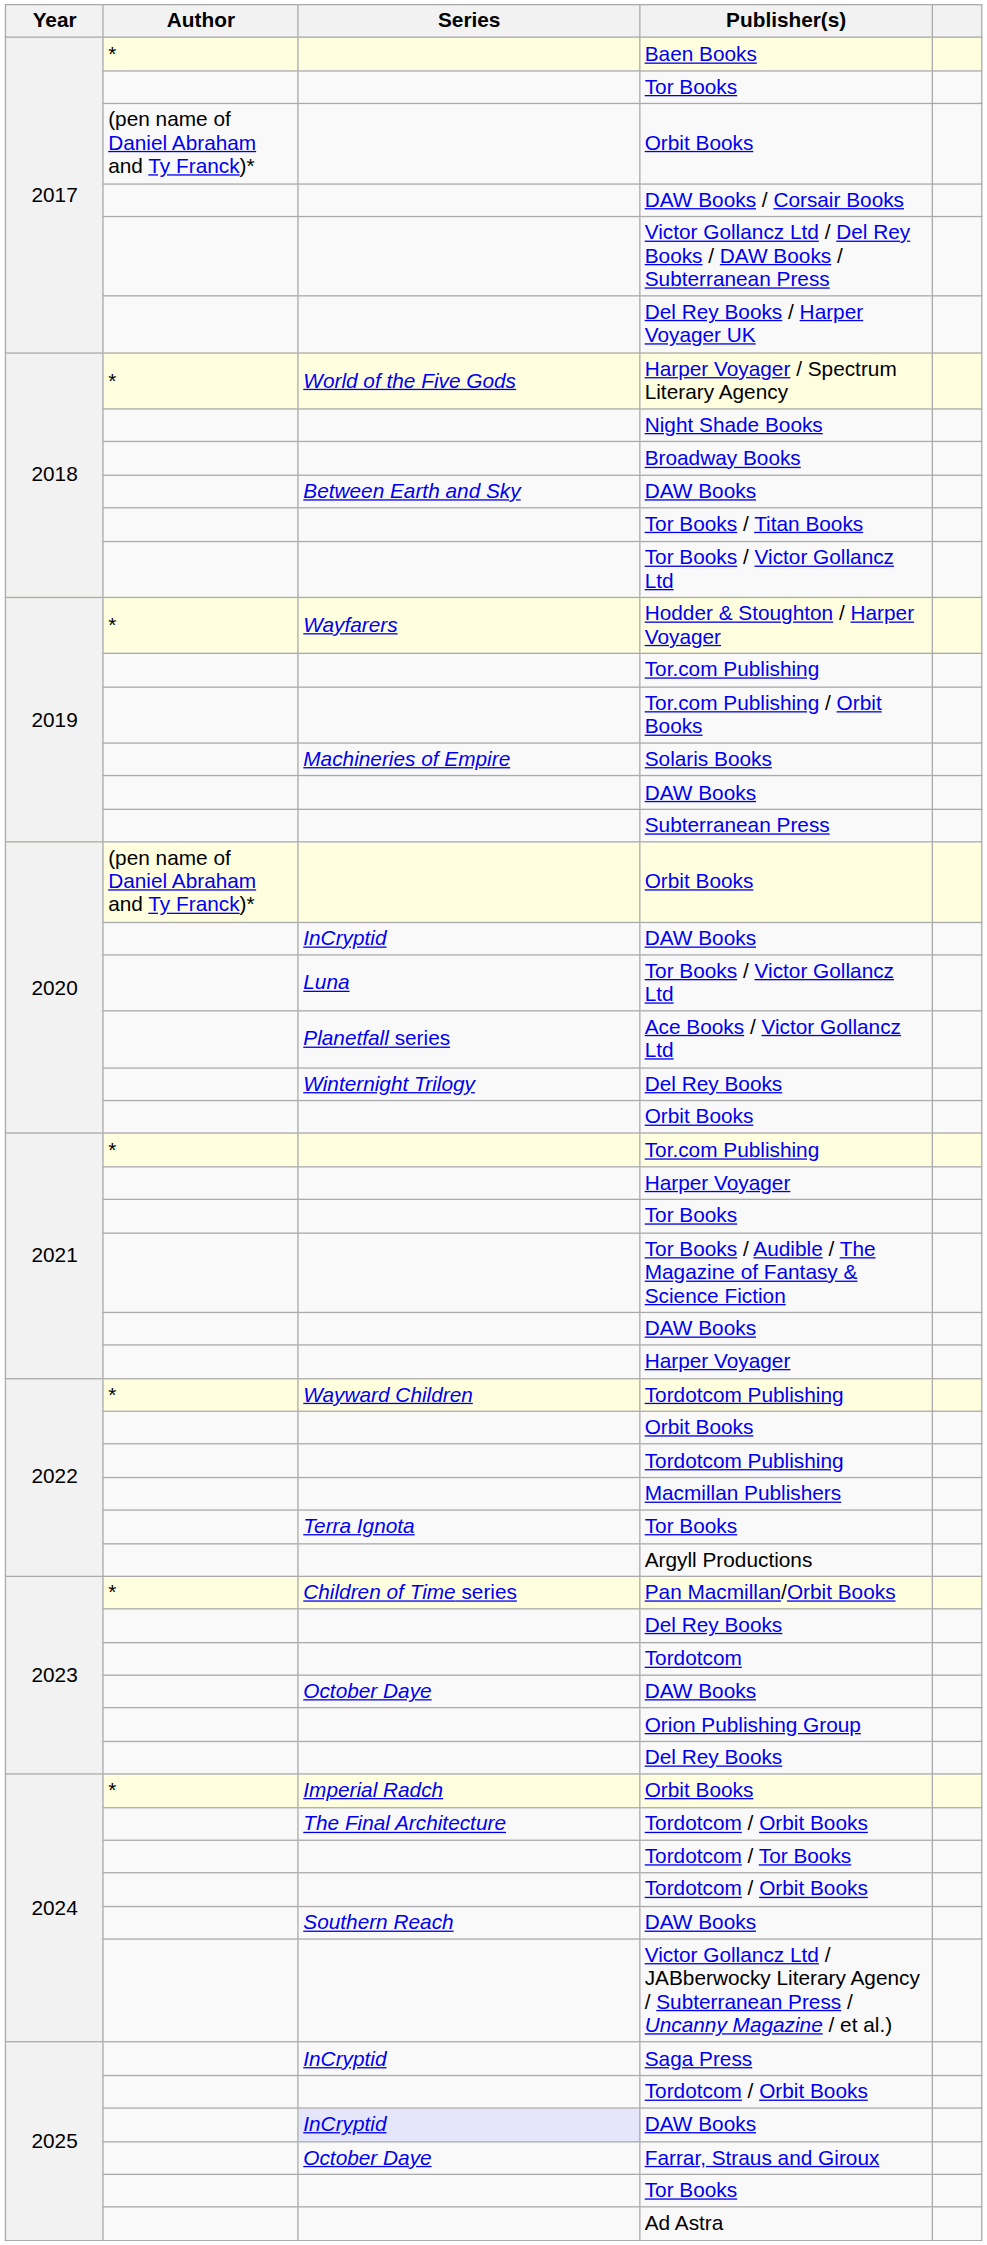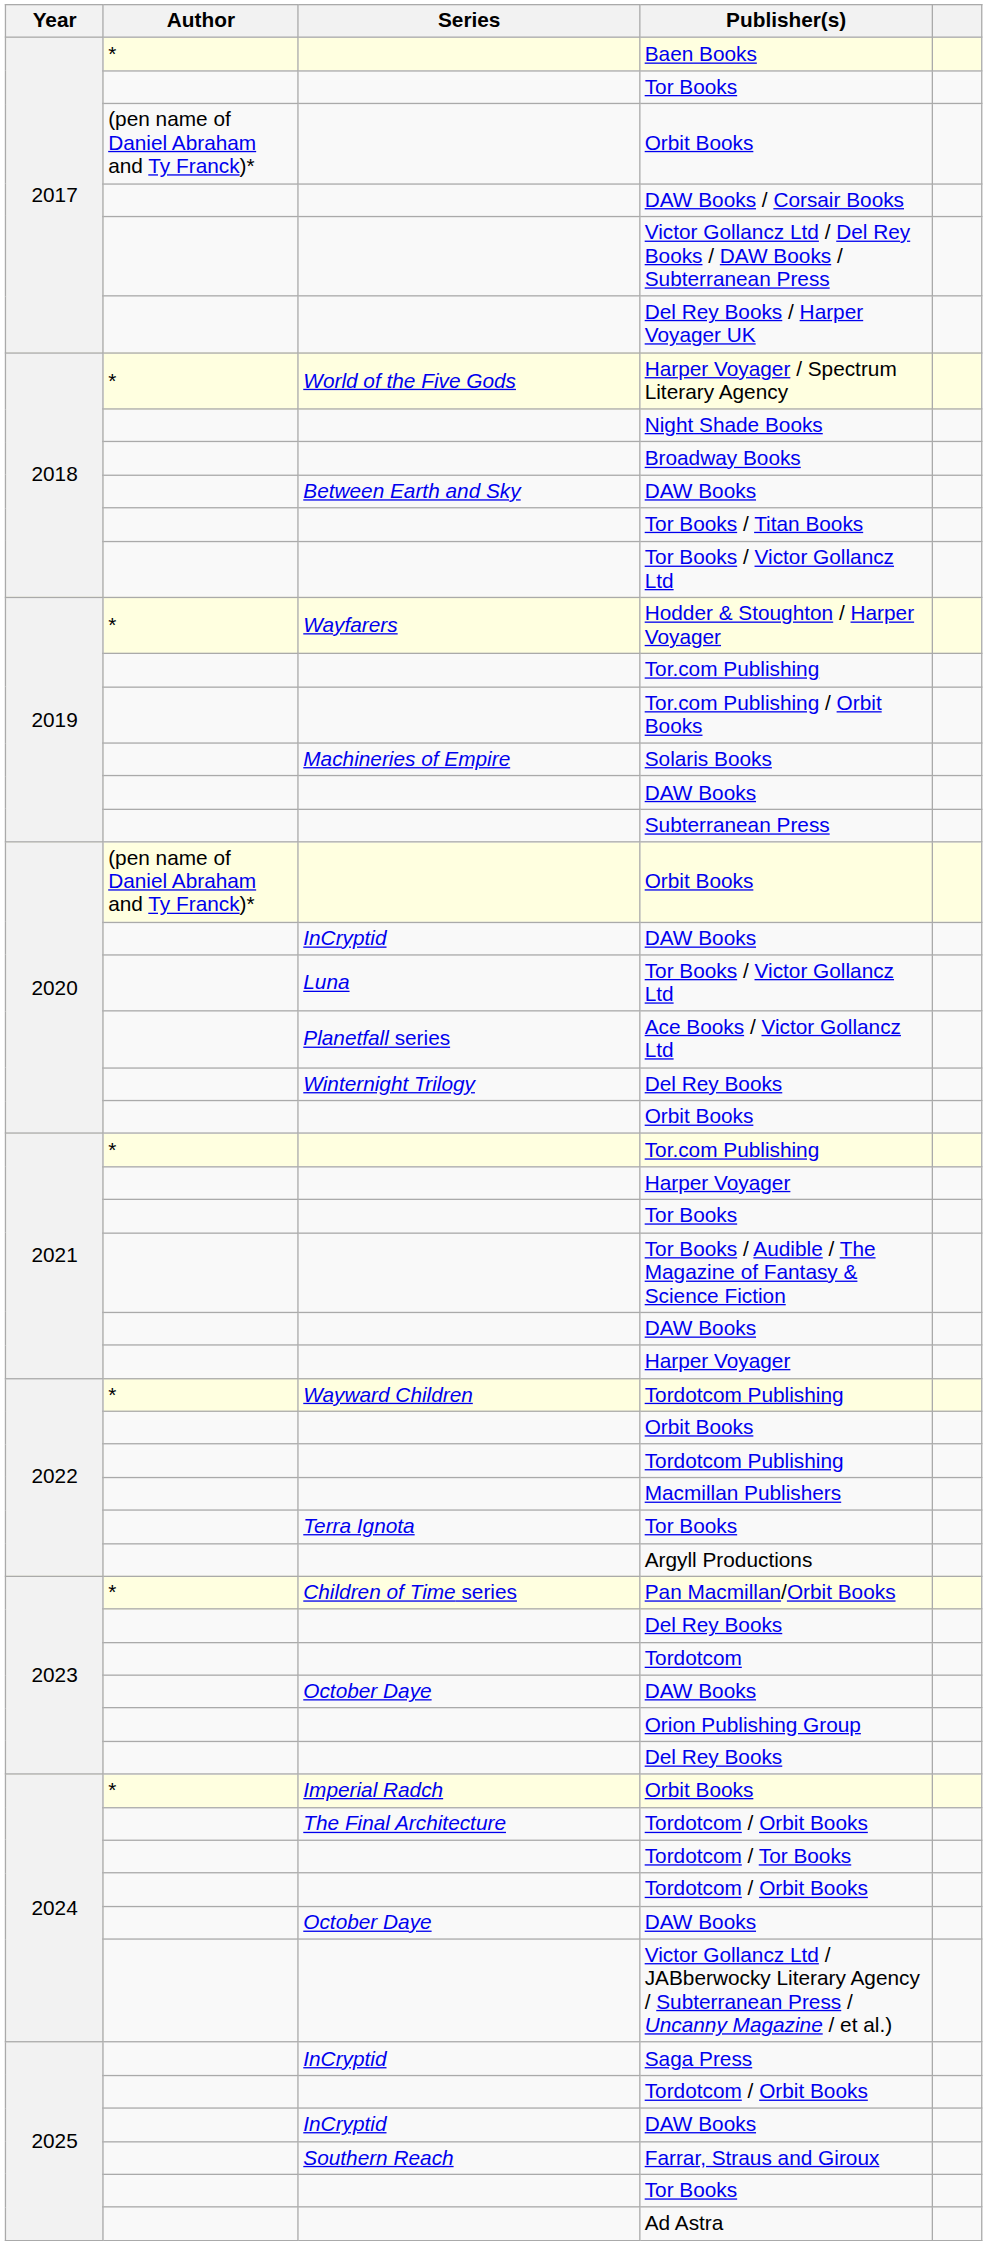(378, 1922) Southern Reach -> (367, 1922) October Daye
(345, 2124) lavender background -> (345, 2124) no background
(367, 2157) October Daye -> (378, 2157) Southern Reach
